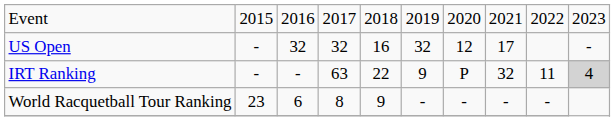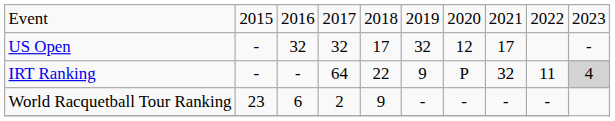(381, 46) 16 -> (381, 46) 17
(339, 74) 63 -> (339, 74) 64
(339, 102) 8 -> (339, 102) 2
